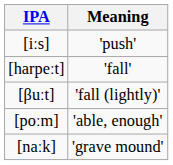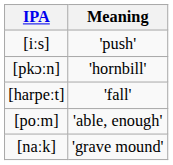+ row: (36, 69)
- row: (36, 95)
